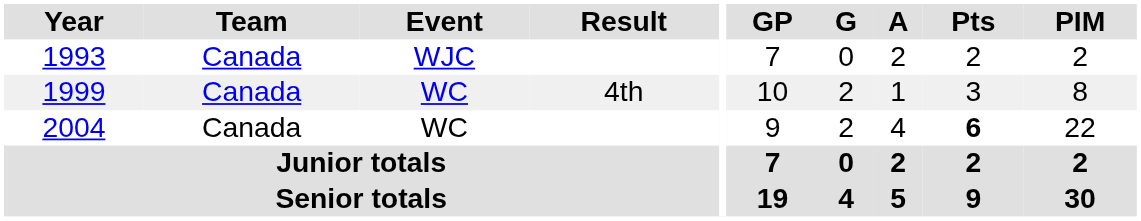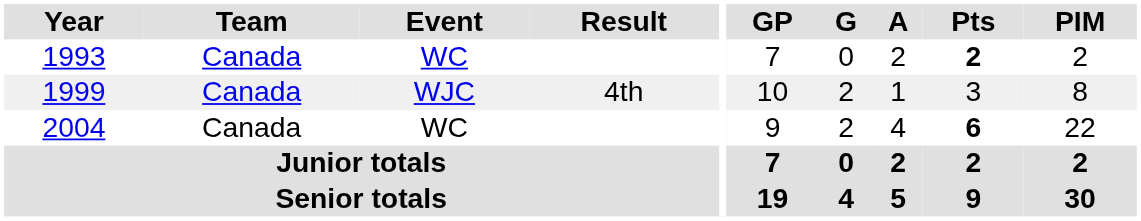(444, 56) WJC -> (444, 56) WC
(973, 56) normal -> (973, 56) bold
(444, 92) WC -> (444, 92) WJC
